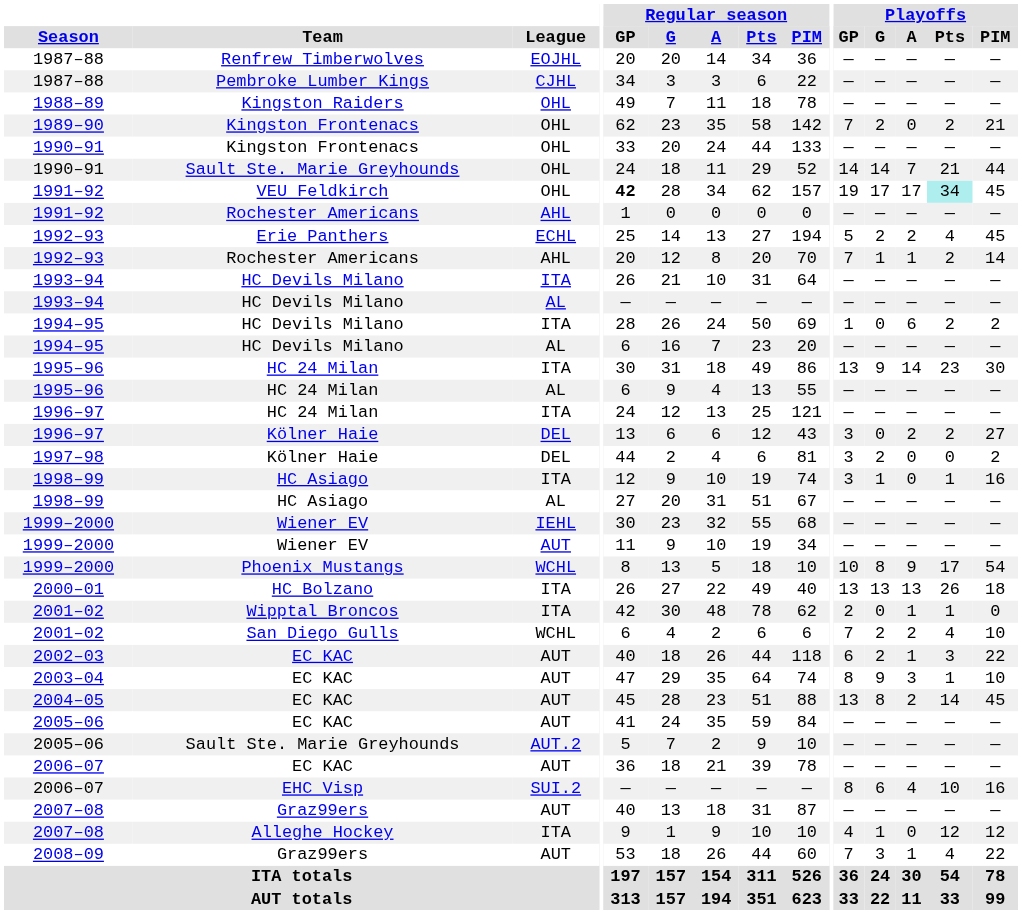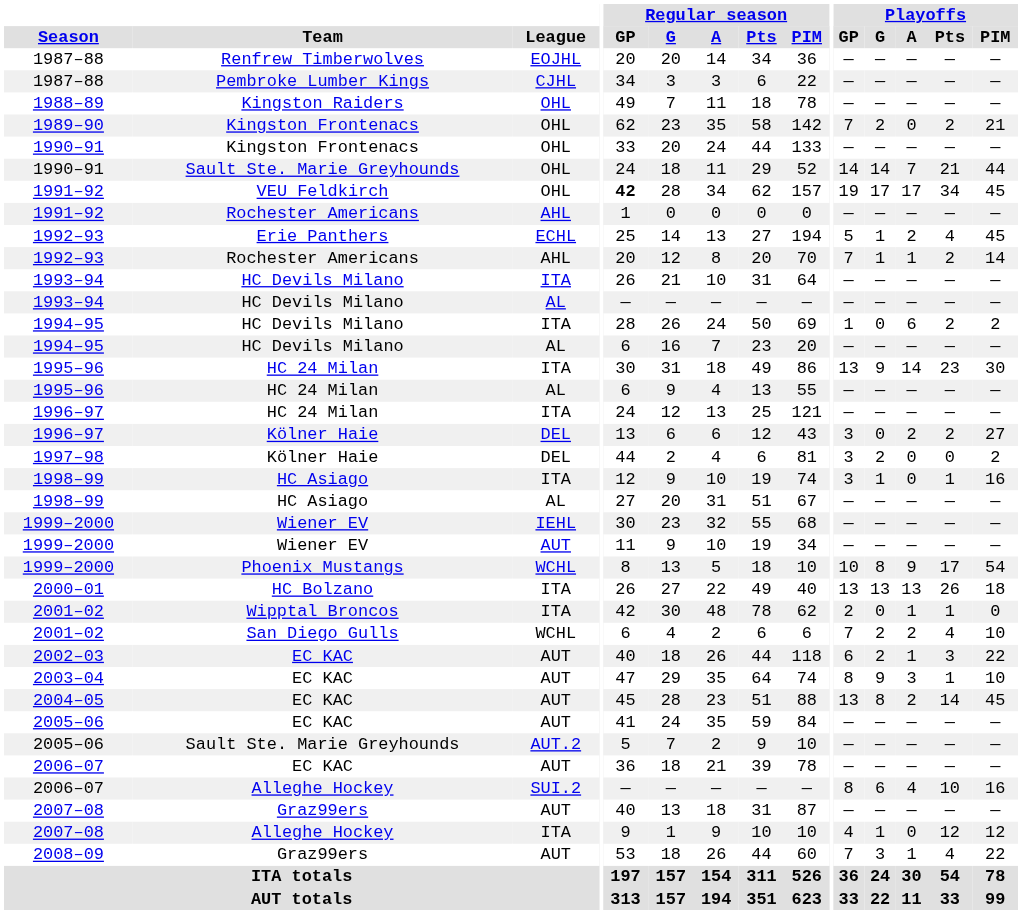(950, 192) paleturquoise background -> (950, 192) no background
(880, 236) 2 -> (880, 236) 1
(323, 789) EHC Visp -> (323, 789) Alleghe Hockey
